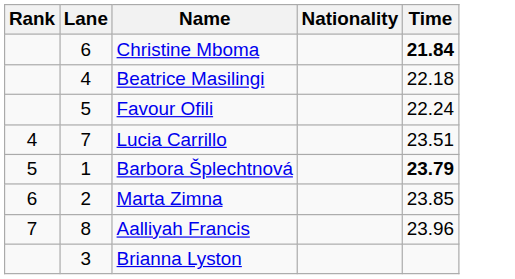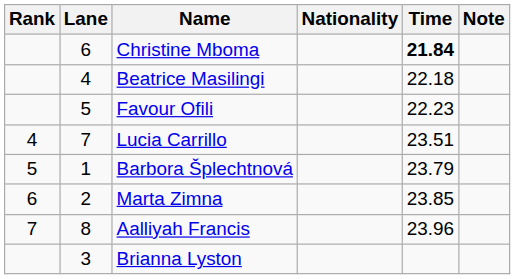+ column: (484, 19)
(430, 109) 22.24 -> (430, 109) 22.23
(430, 169) bold -> (430, 169) normal
